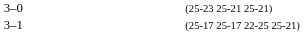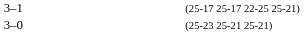rows swapped: (13, 7) <-> (13, 25)
